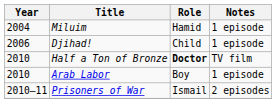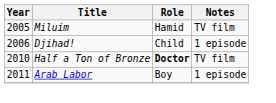(18, 28) 2004 -> (18, 28) 2005
(238, 28) 1 episode -> (214, 28) TV film
(18, 75) 2010 -> (18, 75) 2011
- row: (98, 91)
